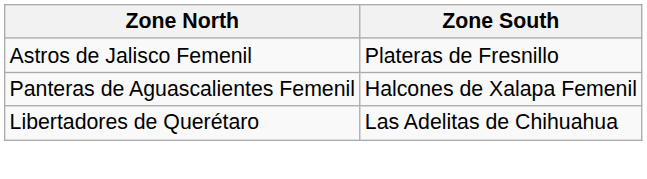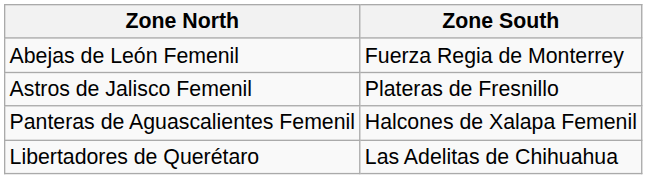+ row: (124, 55)
